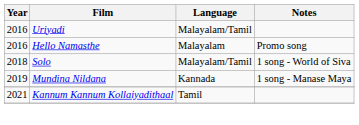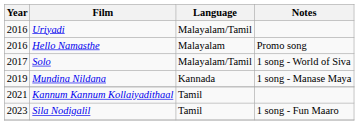(17, 62) 2018 -> (17, 62) 2017
+ row: (61, 111)
